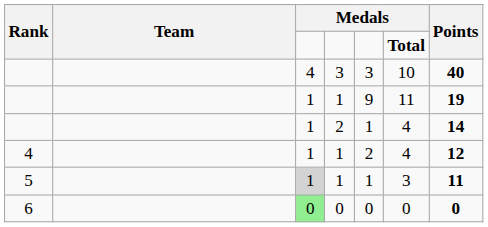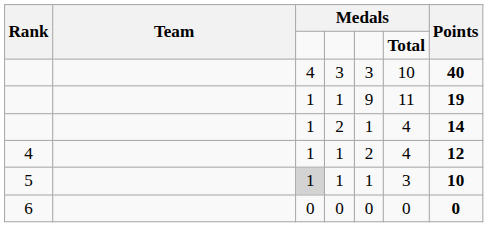(456, 180) 11 -> (456, 180) 10
(310, 208) lightgreen background -> (310, 208) no background
